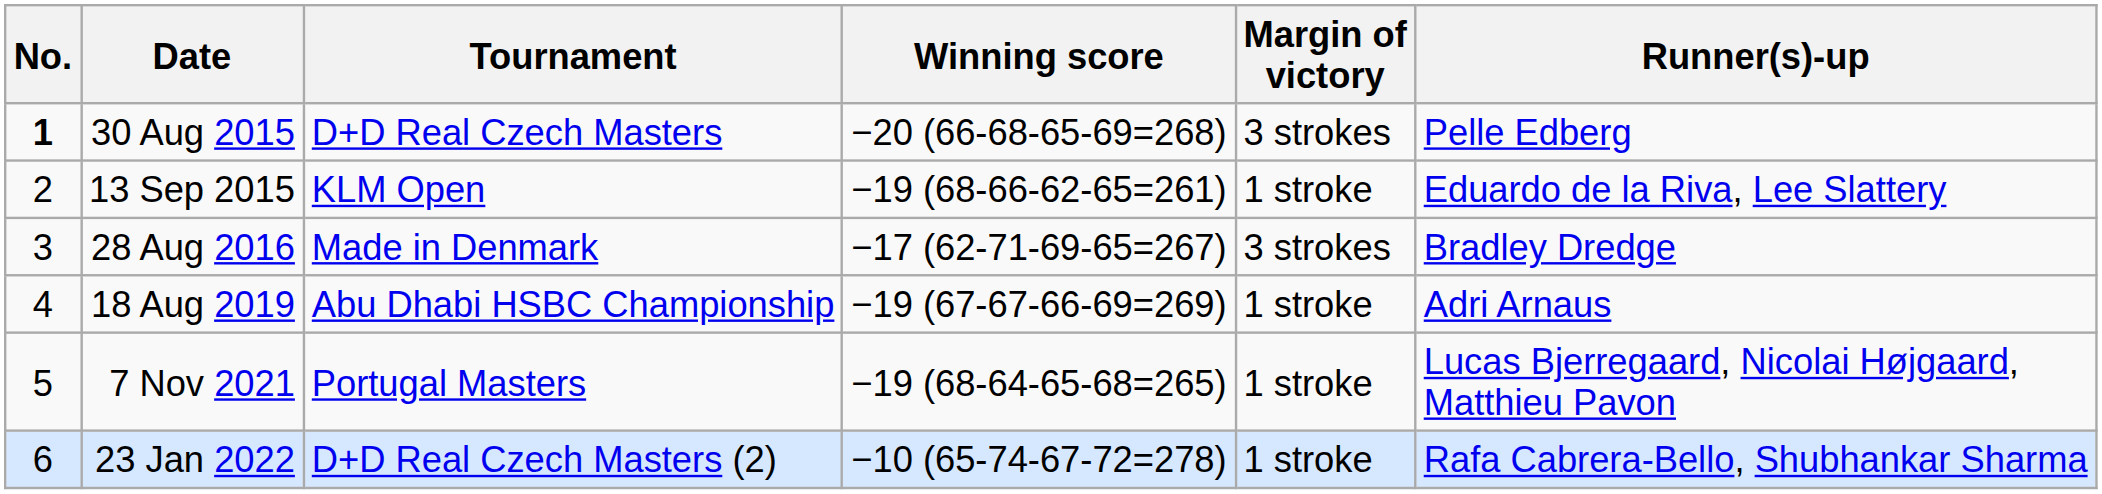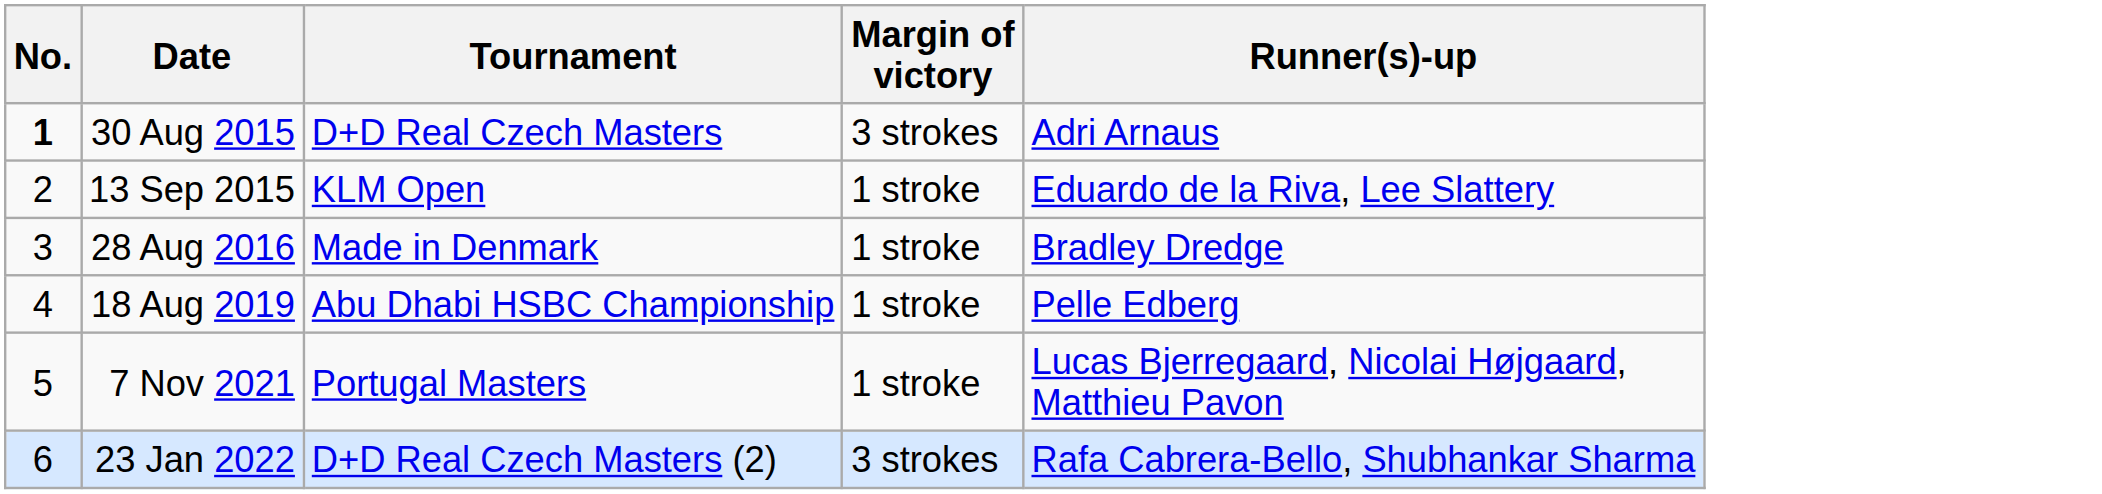- column: (1039, 54)
(1528, 132) Pelle Edberg -> (1125, 132) Adri Arnaus
(1317, 247) 3 strokes -> (916, 247) 1 stroke
(1518, 305) Adri Arnaus -> (1135, 305) Pelle Edberg
(1308, 460) 1 stroke -> (925, 460) 3 strokes
